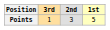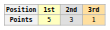columns swapped: (94, 9) <-> (49, 9)
